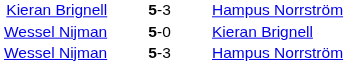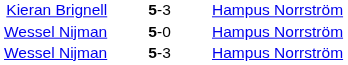(262, 31) Kieran Brignell -> (278, 31) Hampus Norrström
